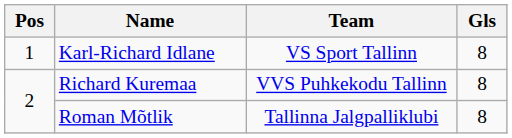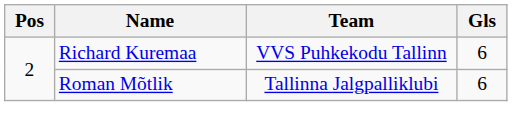- row: (137, 52)
(482, 85) 8 -> (482, 52) 6
(482, 117) 8 -> (482, 85) 6
